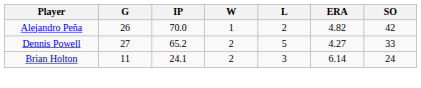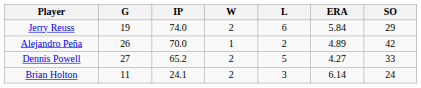+ row: (51, 28)
(337, 28) 4.82 -> (337, 43) 4.89
